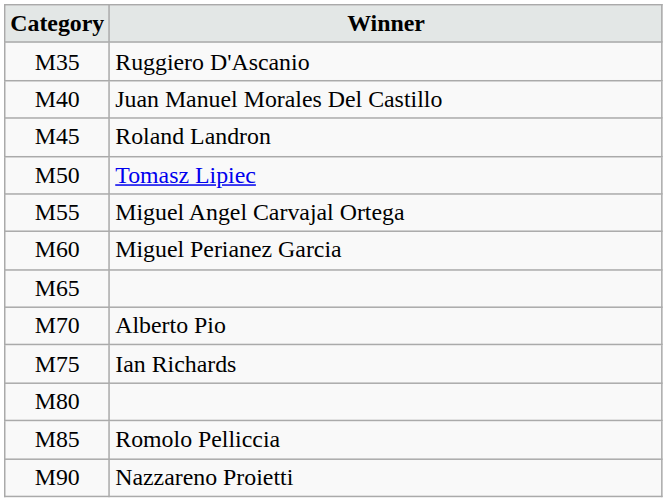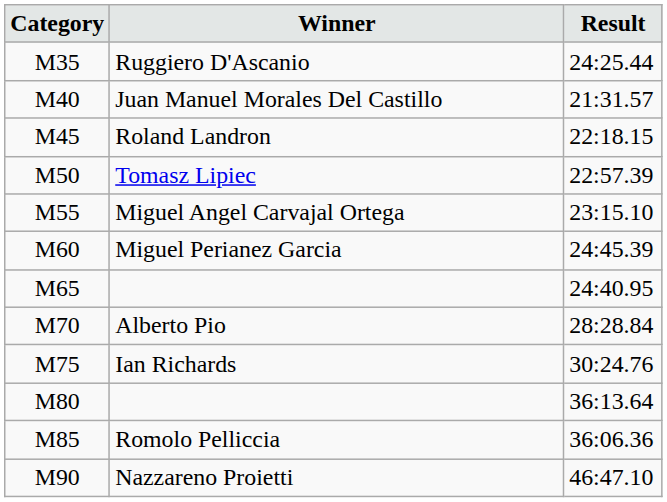+ column: (613, 23)
